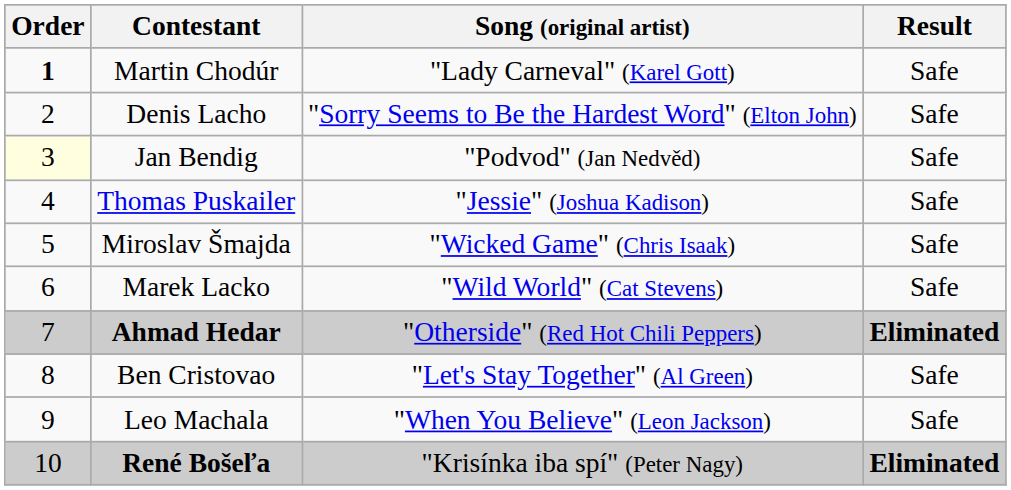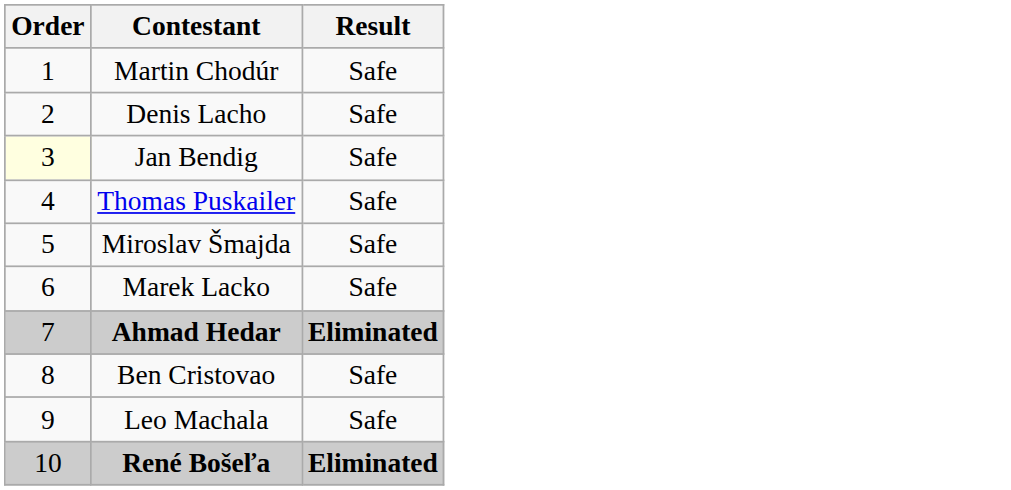- column: (582, 26)
(48, 69) bold -> (48, 69) normal
